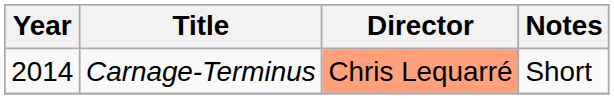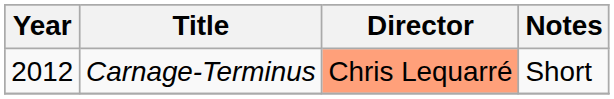(42, 70) 2014 -> (42, 70) 2012
